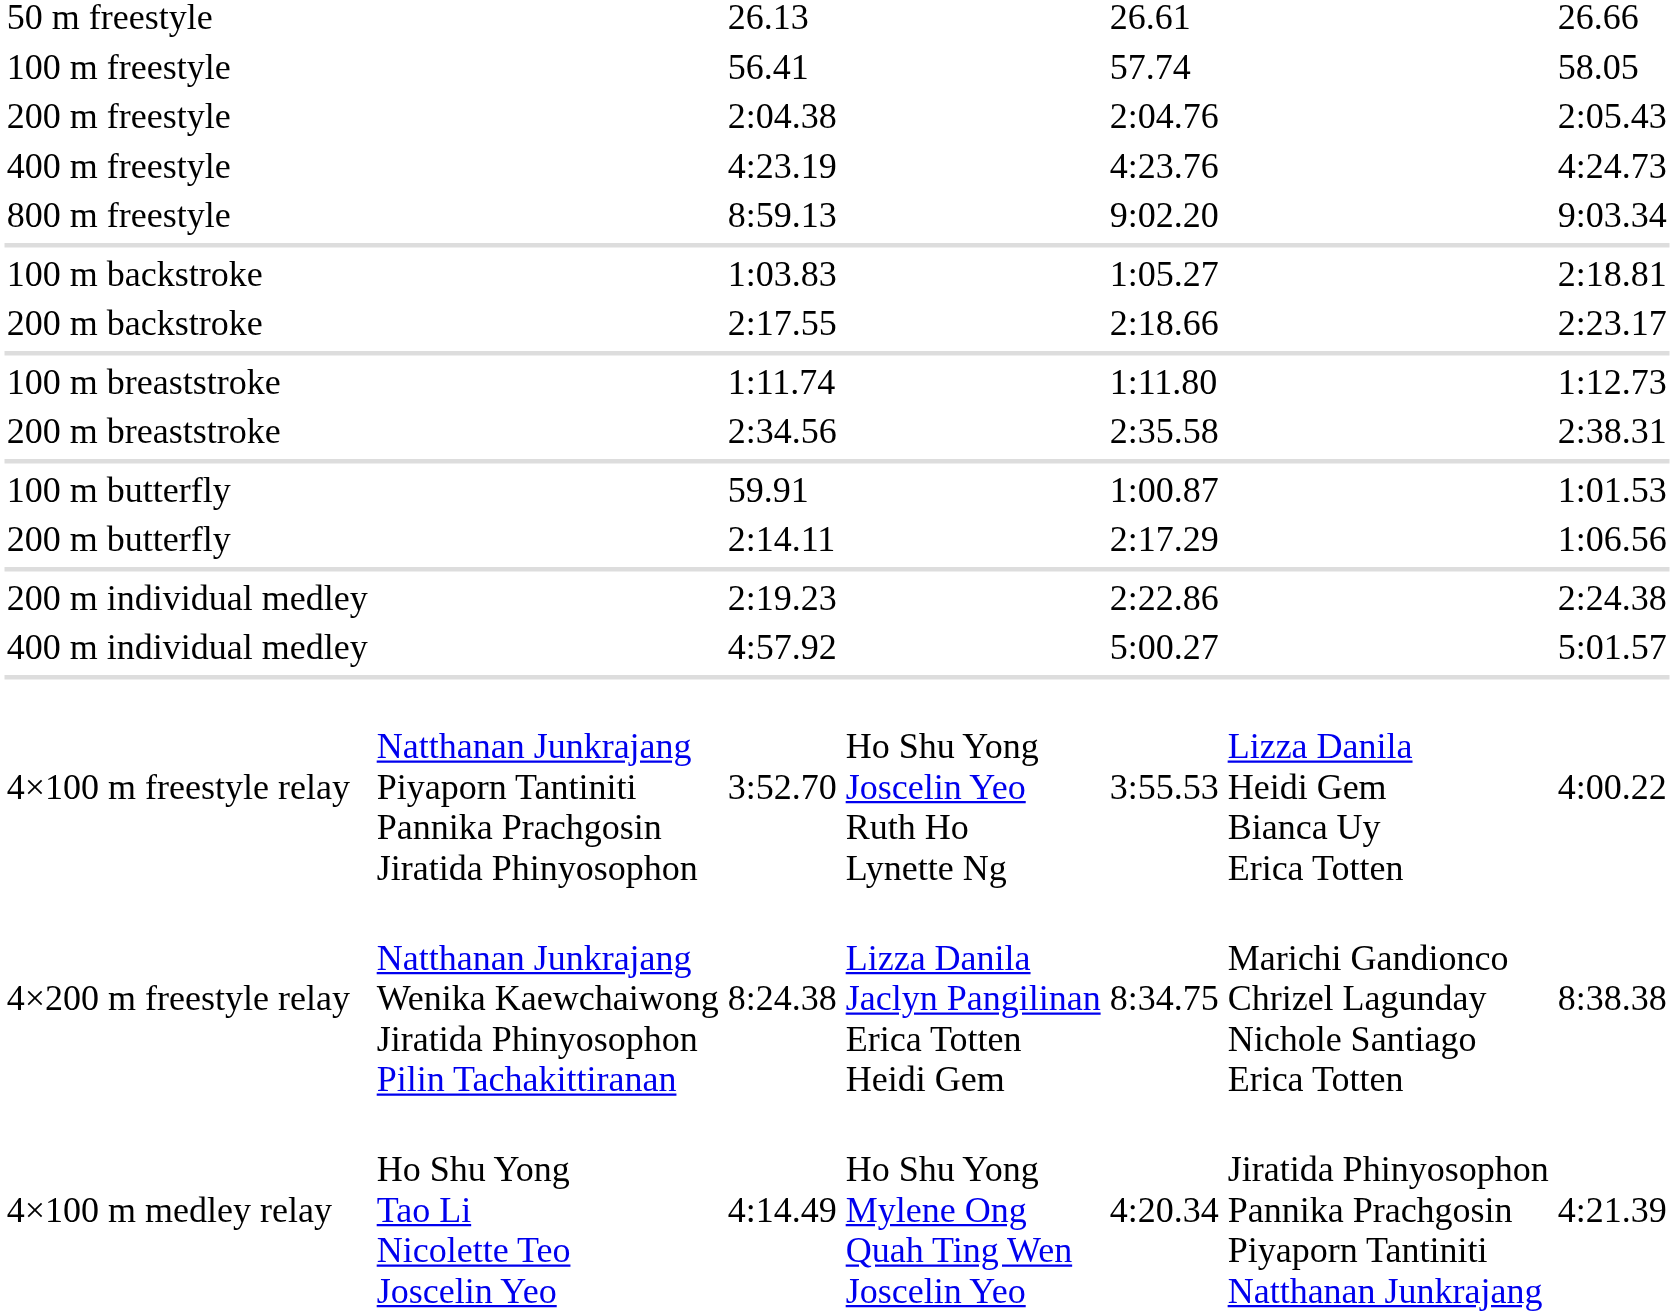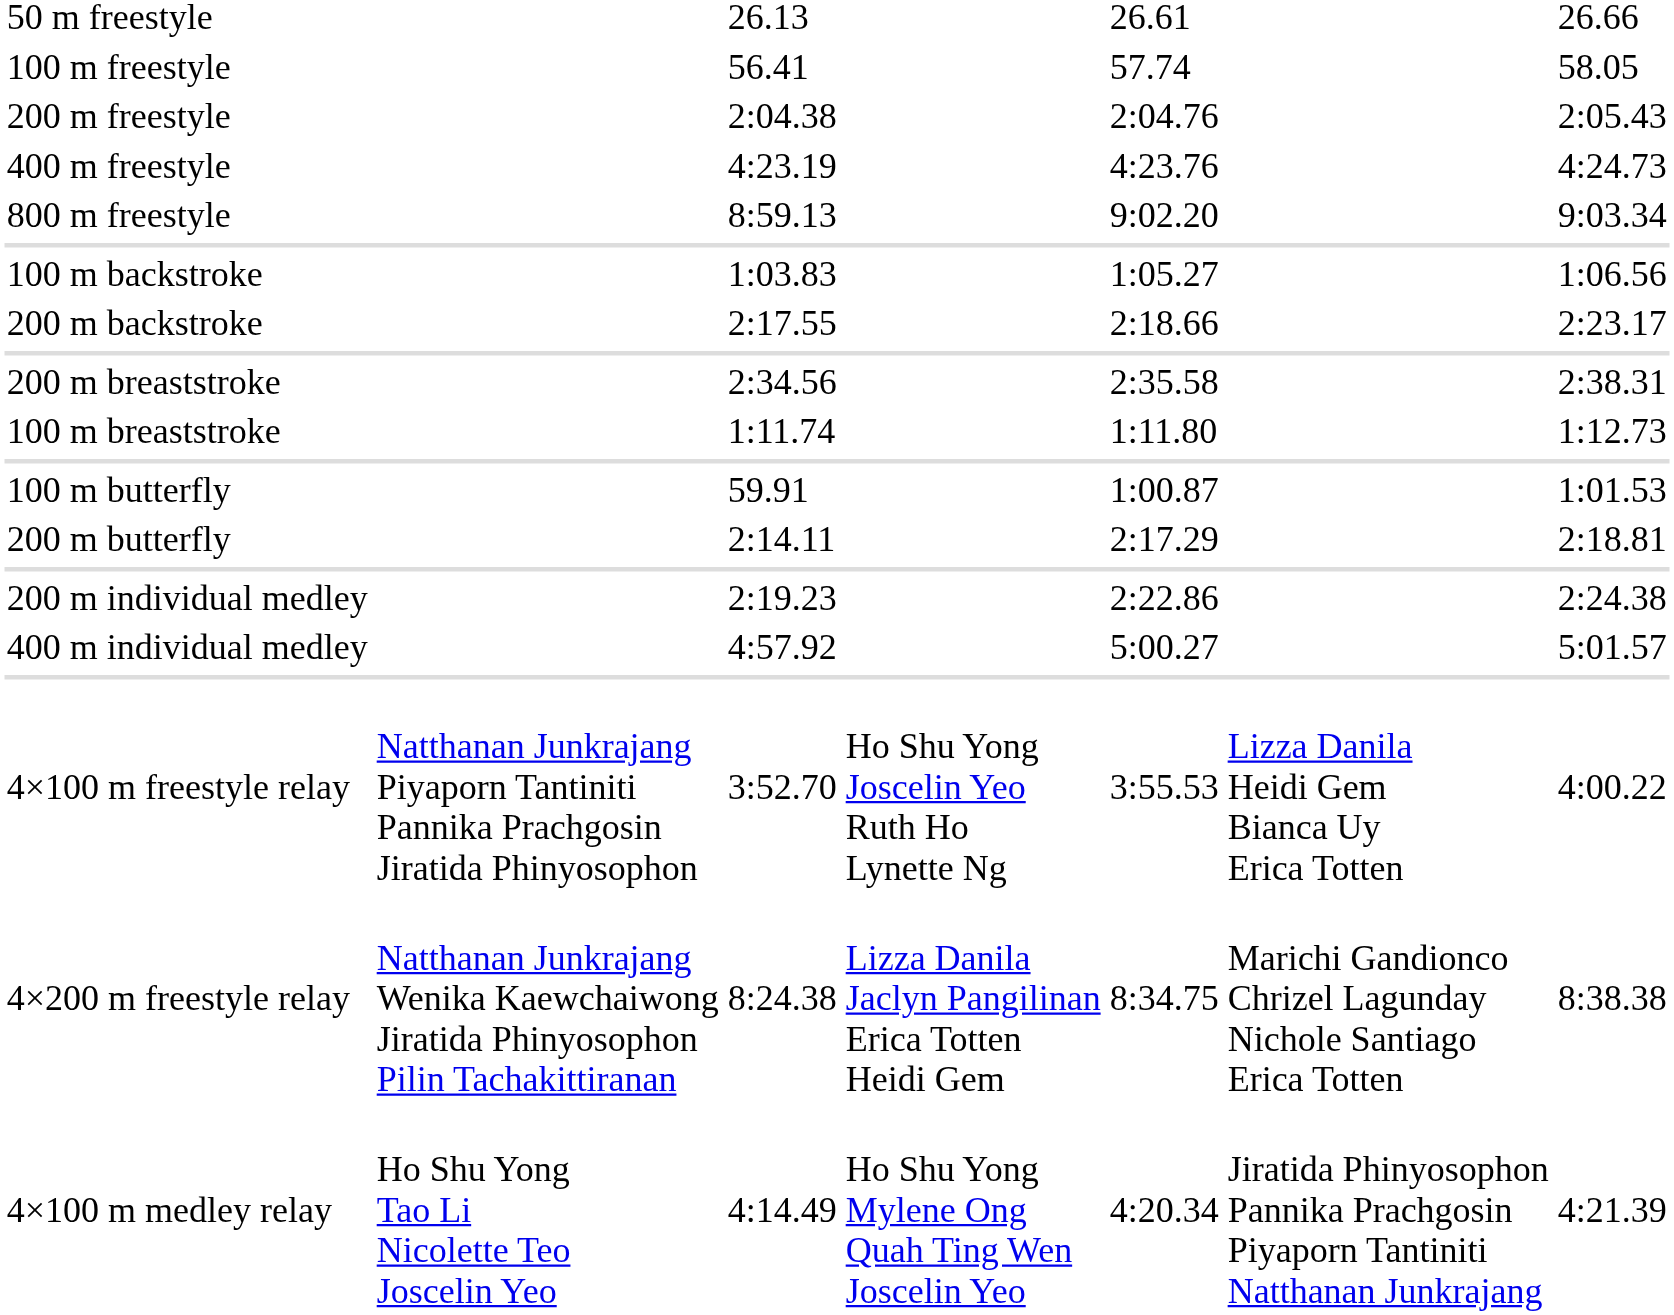(1612, 273) 2:18.81 -> (1612, 273) 1:06.56
rows swapped: (144, 381) <-> (144, 431)
(1612, 539) 1:06.56 -> (1612, 539) 2:18.81
